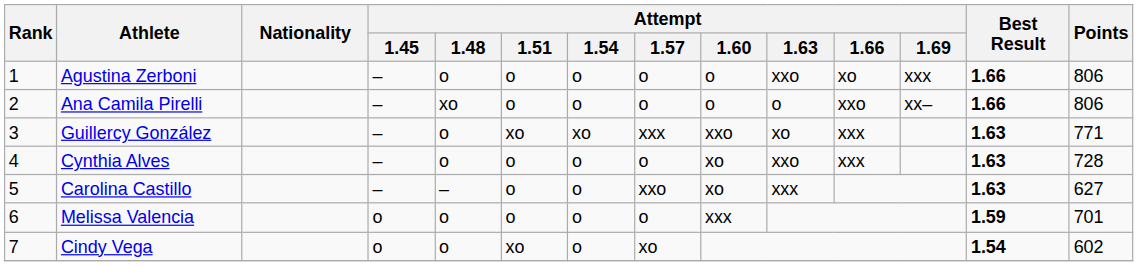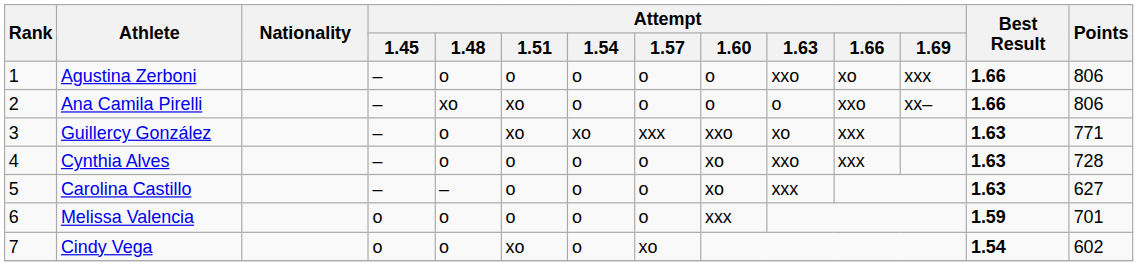(511, 104) o -> (515, 104) xo
(652, 189) xxo -> (643, 189) o
